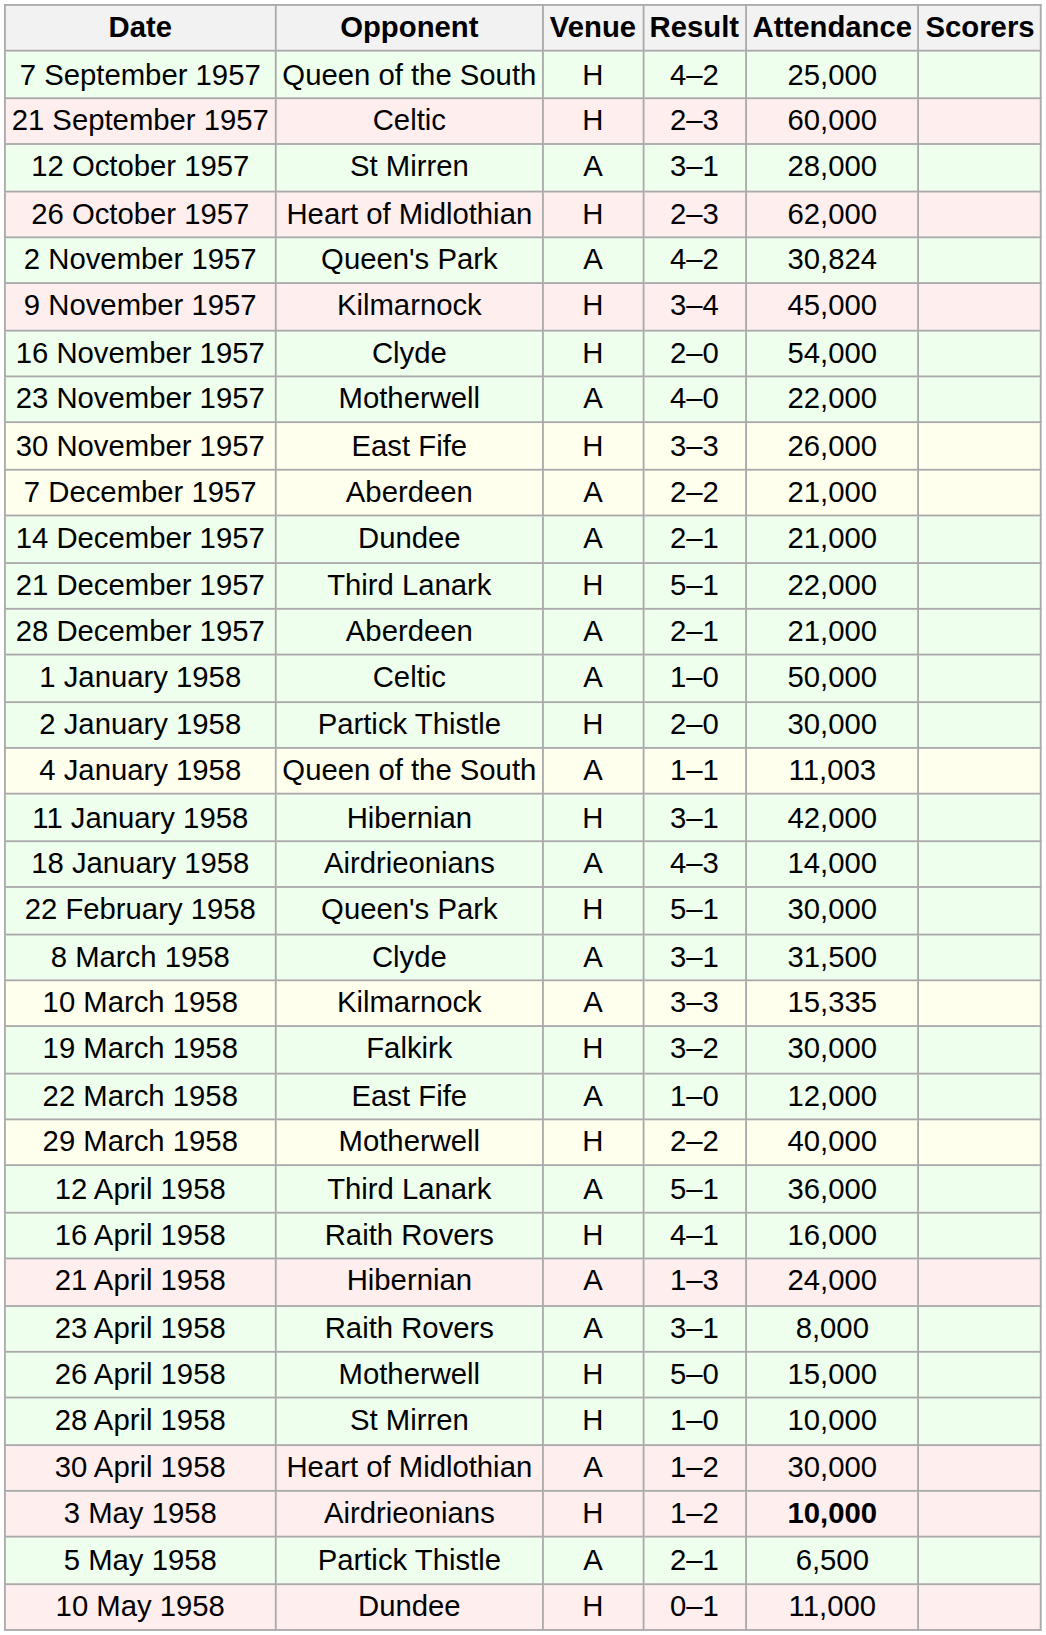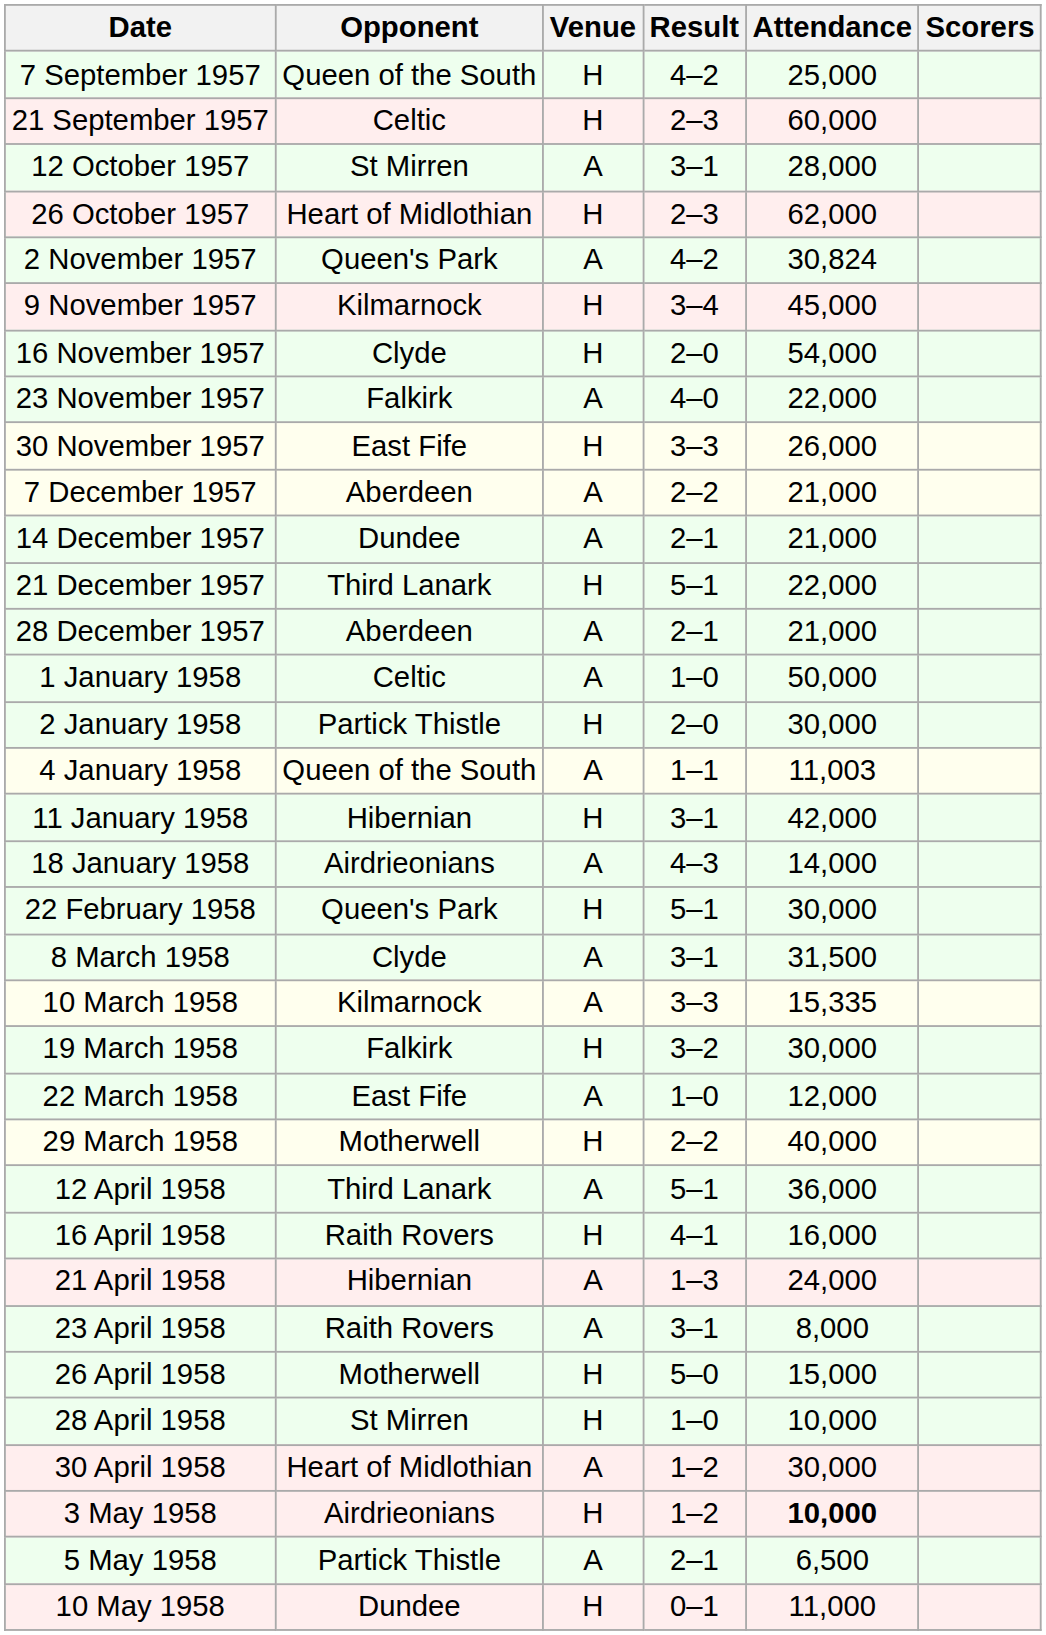(409, 399) Motherwell -> (409, 399) Falkirk
